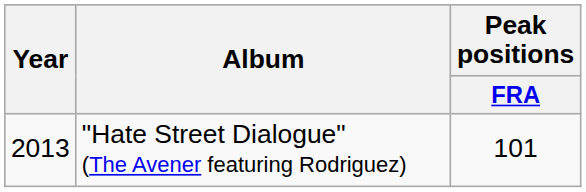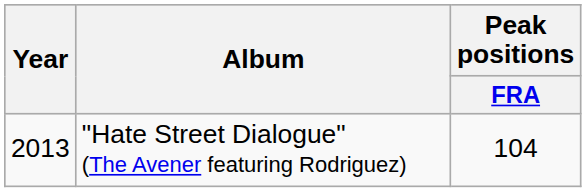(516, 149) 101 -> (516, 149) 104
